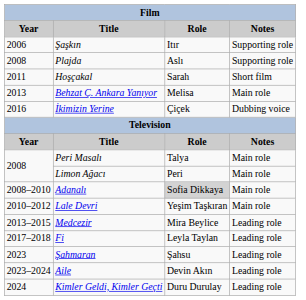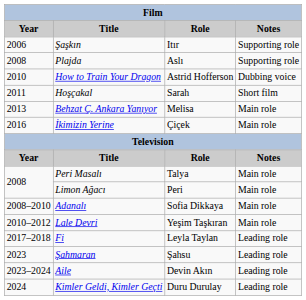+ row: (108, 77)
(261, 109) Dubbing voice -> (257, 126) Main role
(195, 190) lightgrey background -> (195, 206) no background
- row: (73, 222)
